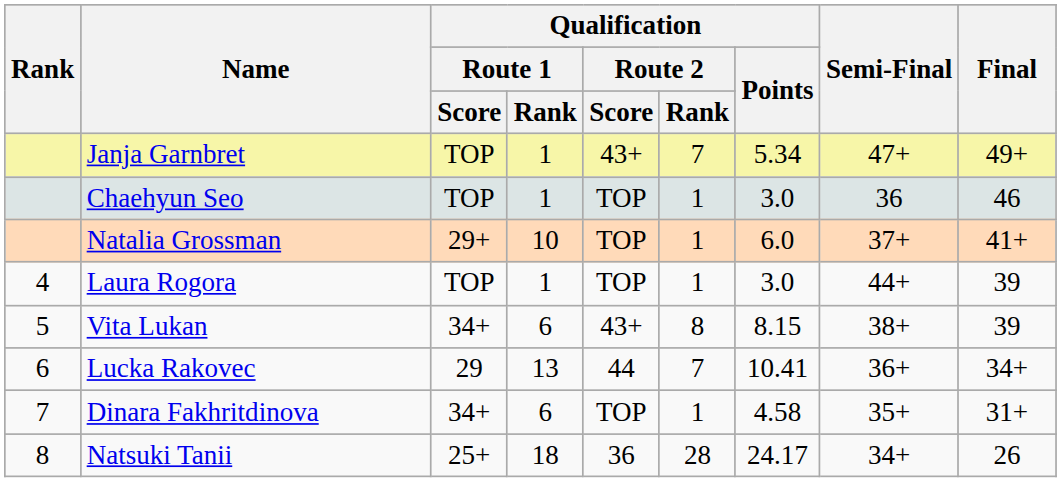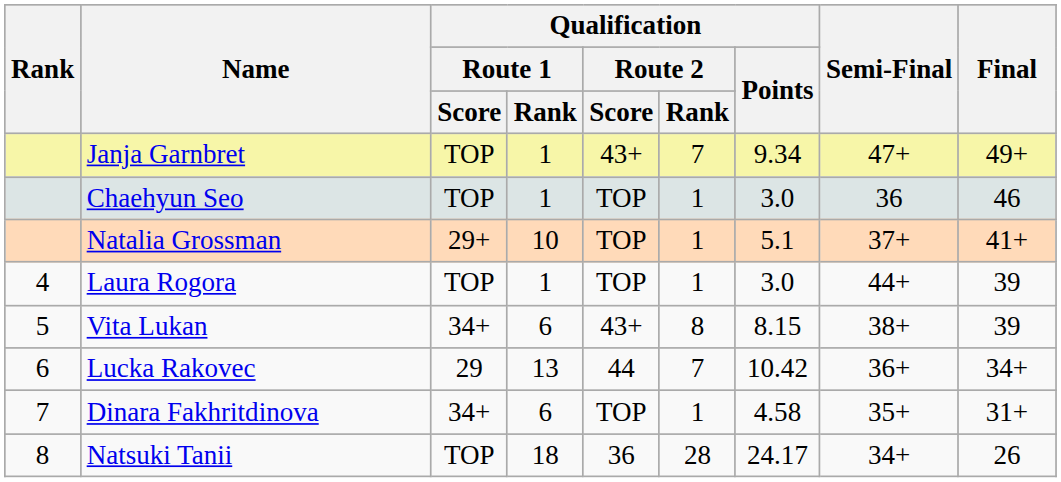(777, 154) 5.34 -> (777, 154) 9.34
(777, 240) 6.0 -> (777, 240) 5.1
(777, 369) 10.41 -> (777, 369) 10.42
(469, 454) 25+ -> (469, 454) TOP
